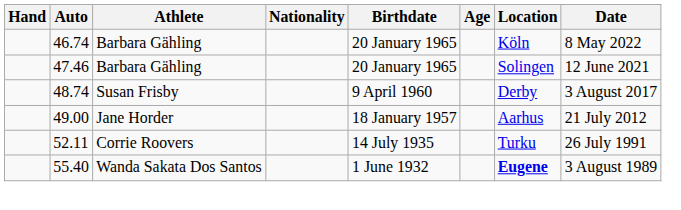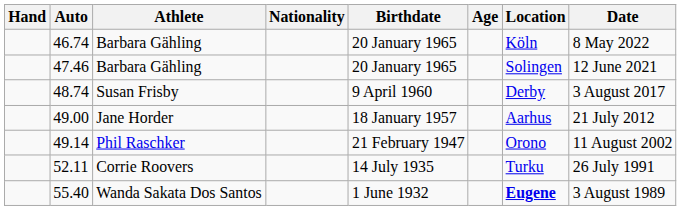+ row: (71, 142)
